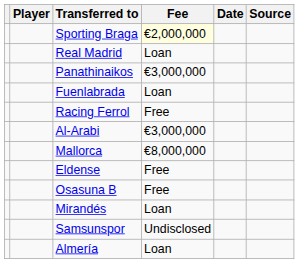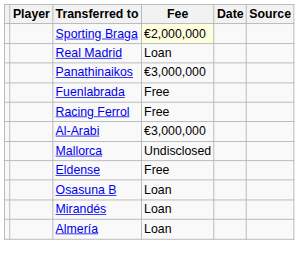(158, 92) Loan -> (157, 92) Free
(175, 151) €8,000,000 -> (178, 151) Undisclosed
(157, 190) Free -> (158, 190) Loan
- row: (90, 229)
